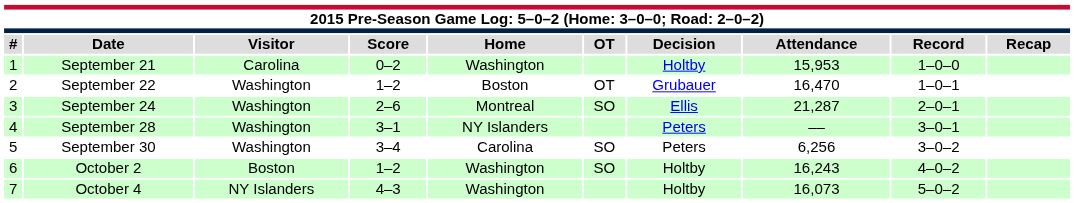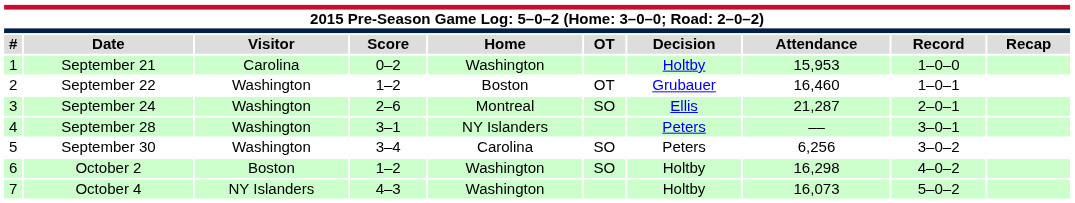(816, 85) 16,470 -> (816, 85) 16,460
(816, 168) 16,243 -> (816, 168) 16,298
